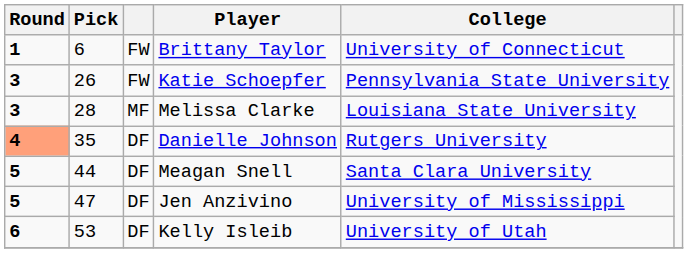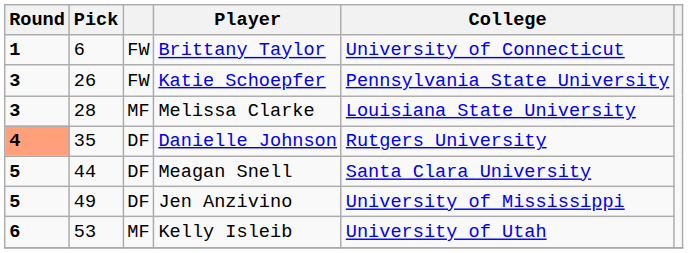(85, 202) 47 -> (85, 202) 49
(138, 232) DF -> (138, 232) MF
